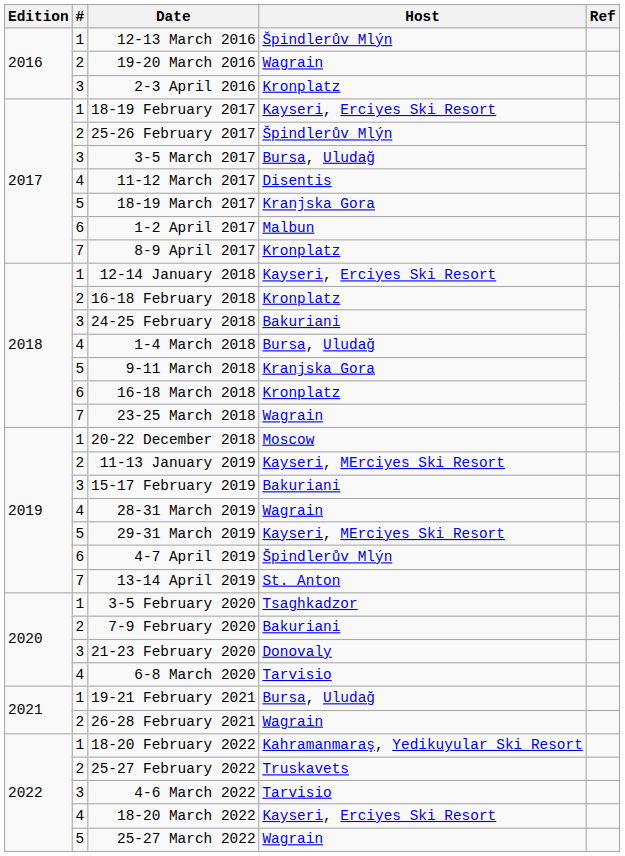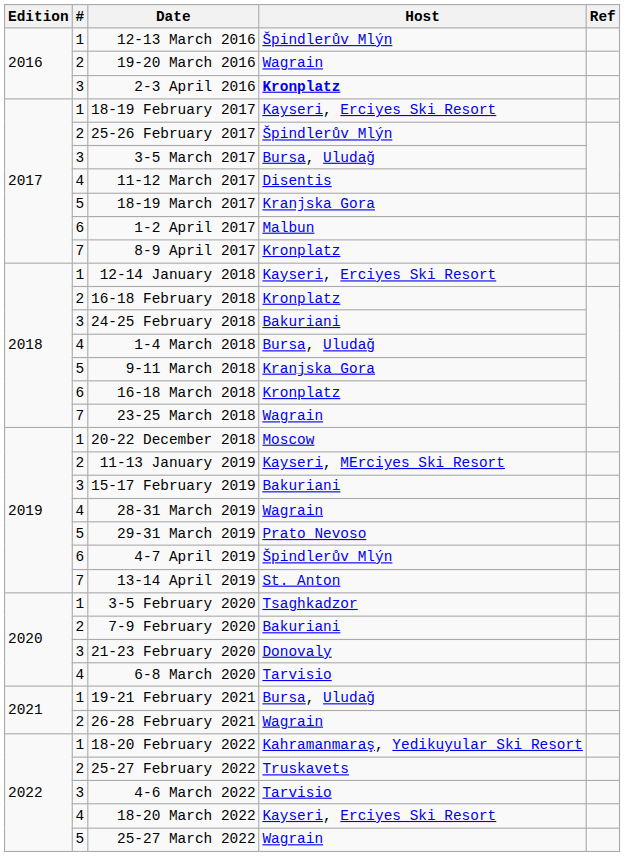(301, 87) normal -> (301, 87) bold
(384, 534) Kayseri, MErciyes Ski Resort -> (314, 534) Prato Nevoso
